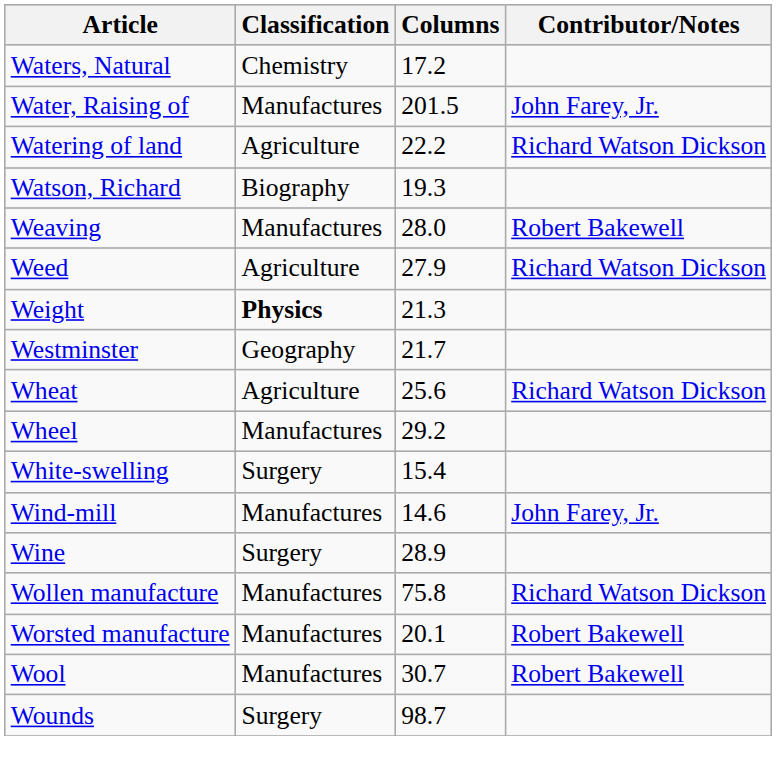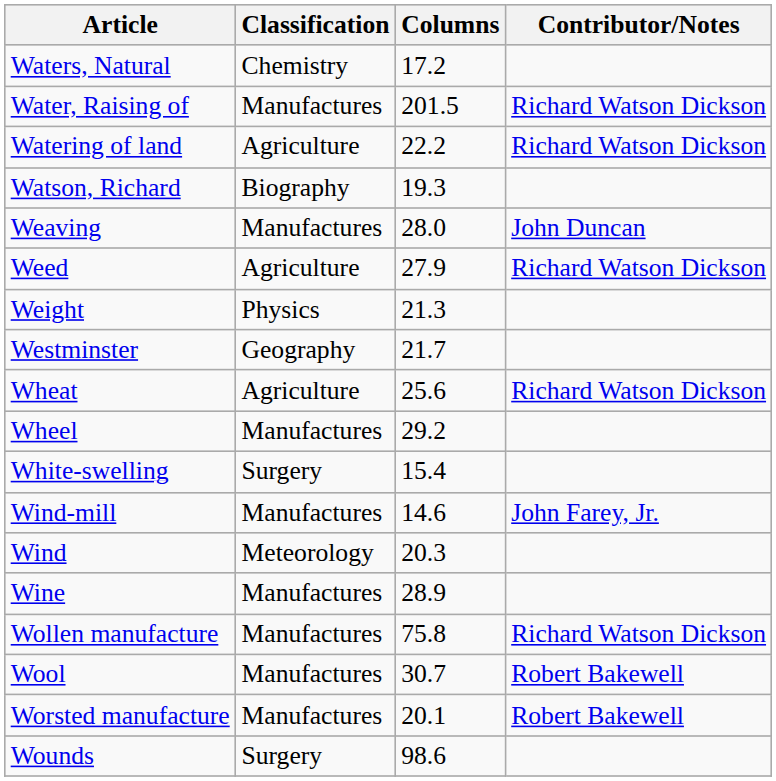(585, 106) John Farey, Jr. -> (639, 106) Richard Watson Dickson
(598, 227) Robert Bakewell -> (578, 227) John Duncan
(282, 308) bold -> (281, 308) normal
+ row: (39, 552)
(282, 552) Surgery -> (312, 593) Manufactures
rows swapped: (38, 674) <-> (120, 633)
(424, 715) 98.7 -> (424, 755) 98.6
